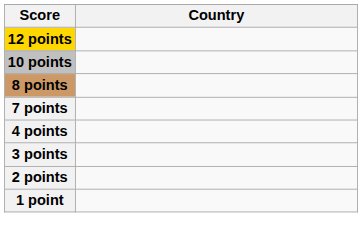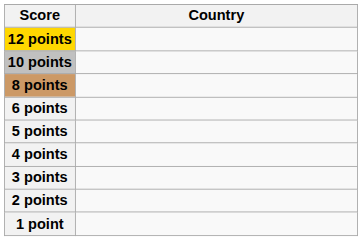- row: (40, 108)
+ row: (40, 108)
+ row: (40, 131)
